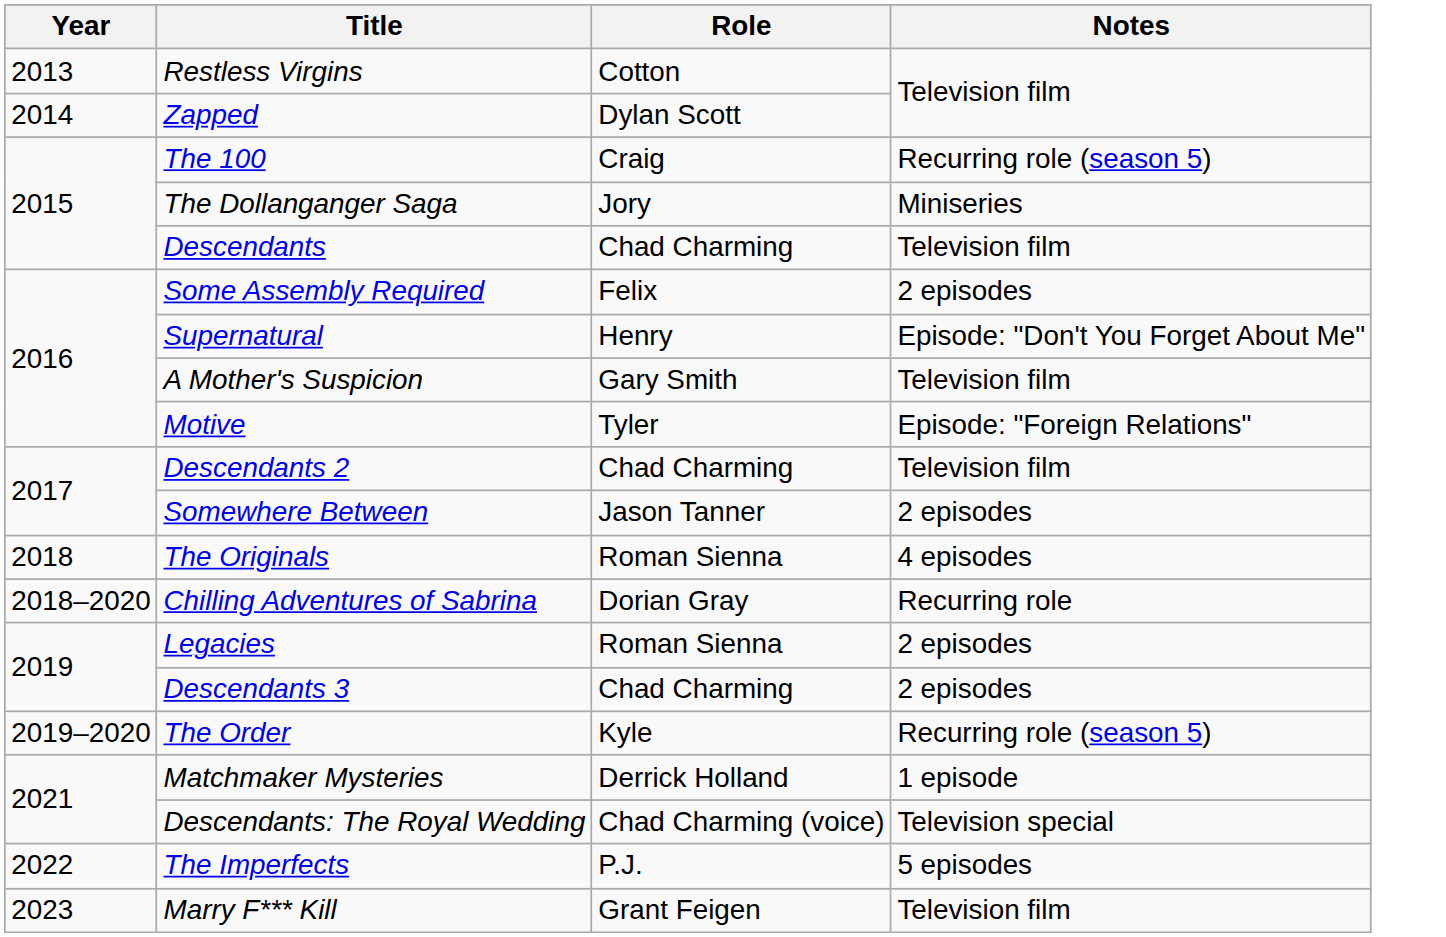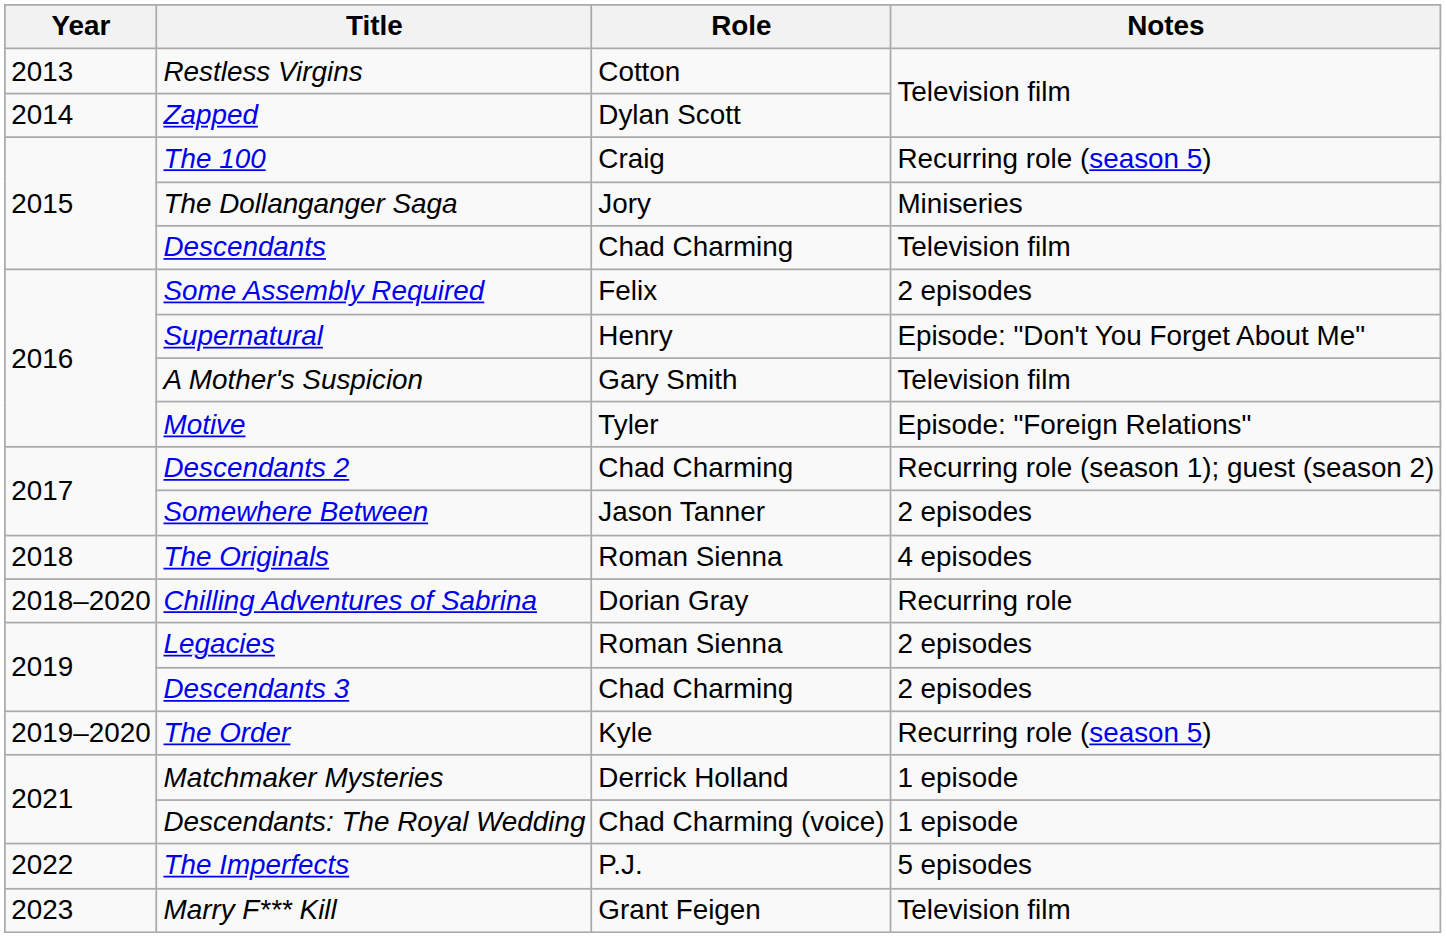(984, 468) Television film -> (1166, 468) Recurring role (season 1); guest (season 2)
(1006, 821) Television special -> (958, 821) 1 episode
